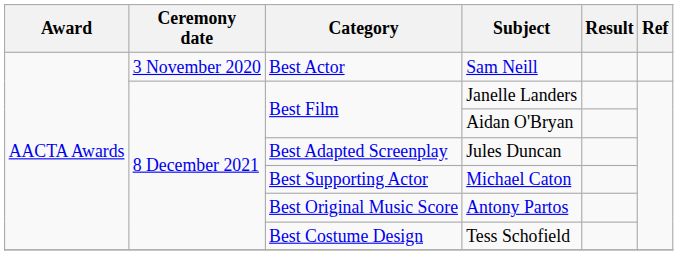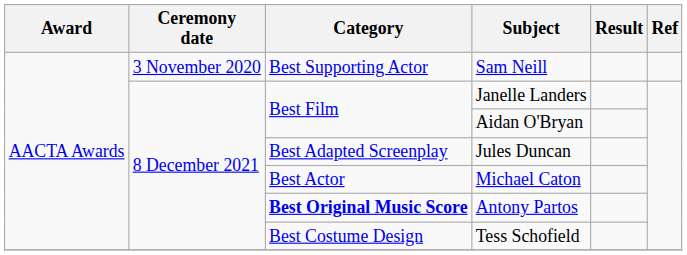(307, 66) Best Actor -> (349, 66) Best Supporting Actor
(349, 179) Best Supporting Actor -> (307, 179) Best Actor
(364, 207) normal -> (368, 207) bold
